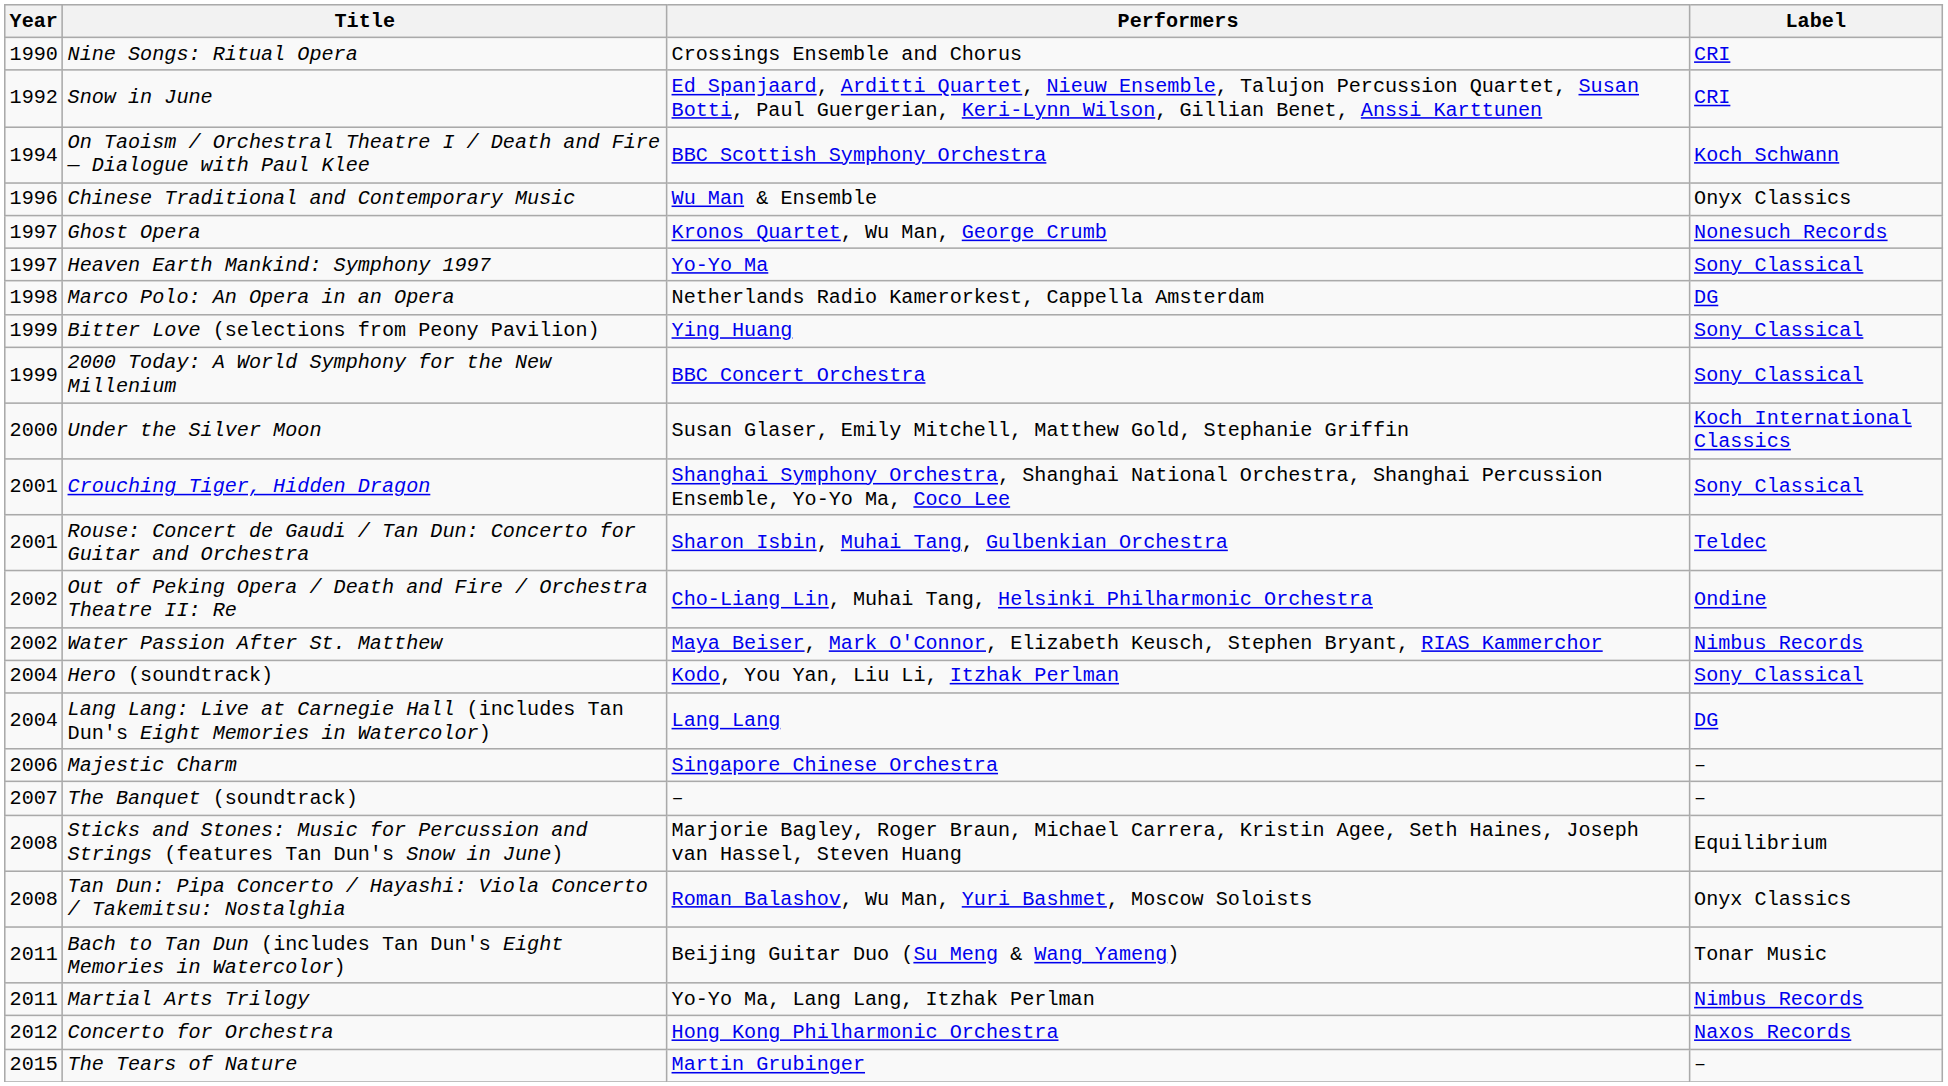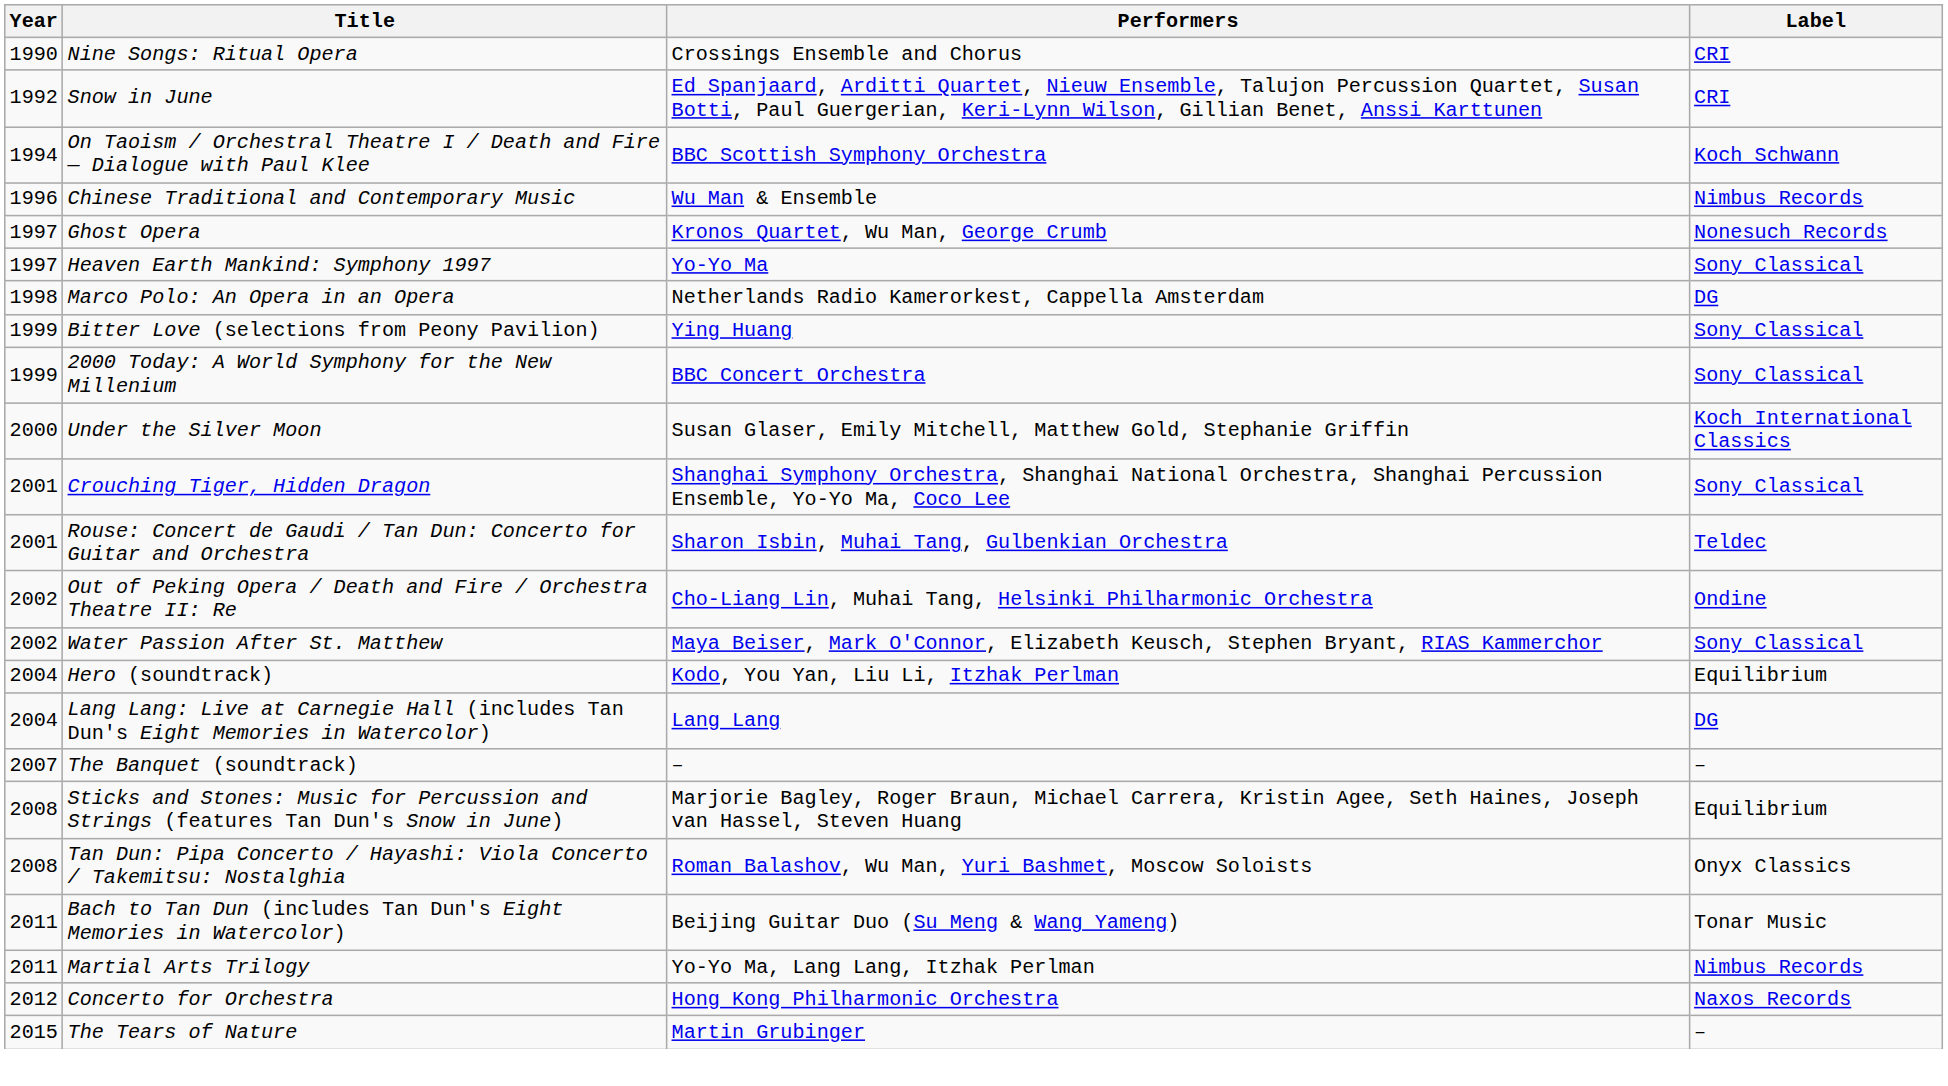(1773, 199) Onyx Classics -> (1779, 199) Nimbus Records
(1779, 644) Nimbus Records -> (1779, 644) Sony Classical
(1779, 677) Sony Classical -> (1761, 677) Equilibrium
- row: (152, 765)
